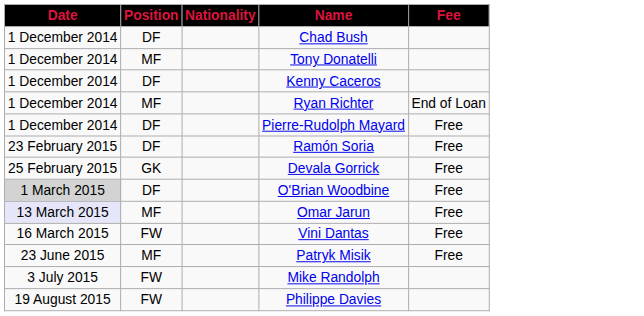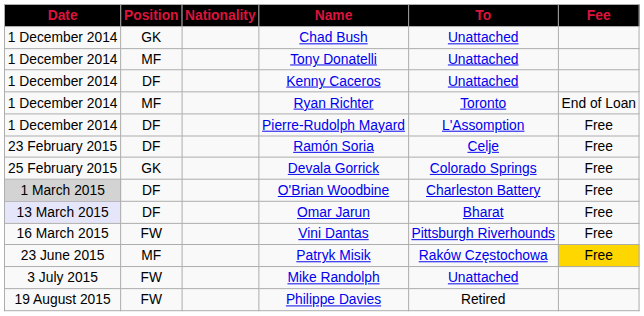+ column: (483, 16)
(151, 38) DF -> (151, 38) GK
(151, 212) MF -> (151, 212) DF
(449, 256) no background -> (599, 256) gold background
